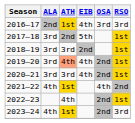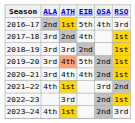(86, 24) 4th -> (86, 24) 5th
(104, 24) 3rd -> (104, 24) 4th
(86, 36) 5th -> (86, 36) 4th
(86, 62) 4th -> (86, 62) 5th
(68, 74) 3rd -> (68, 74) 4th
(104, 87) 4th -> (104, 87) 3rd
(68, 99) 4th -> (68, 99) 3rd
